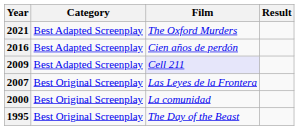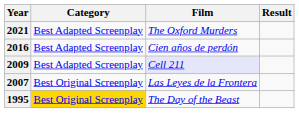- row: (18, 99)
(88, 116) no background -> (88, 99) gold background
